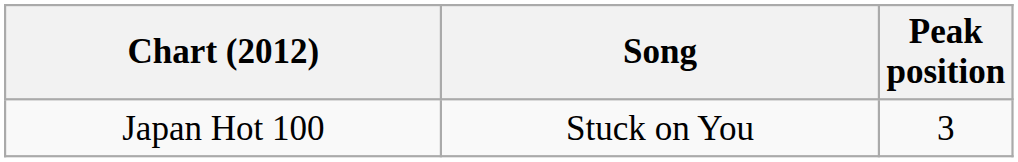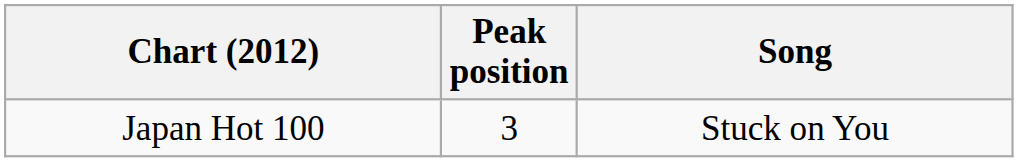columns swapped: (946, 51) <-> (660, 51)
